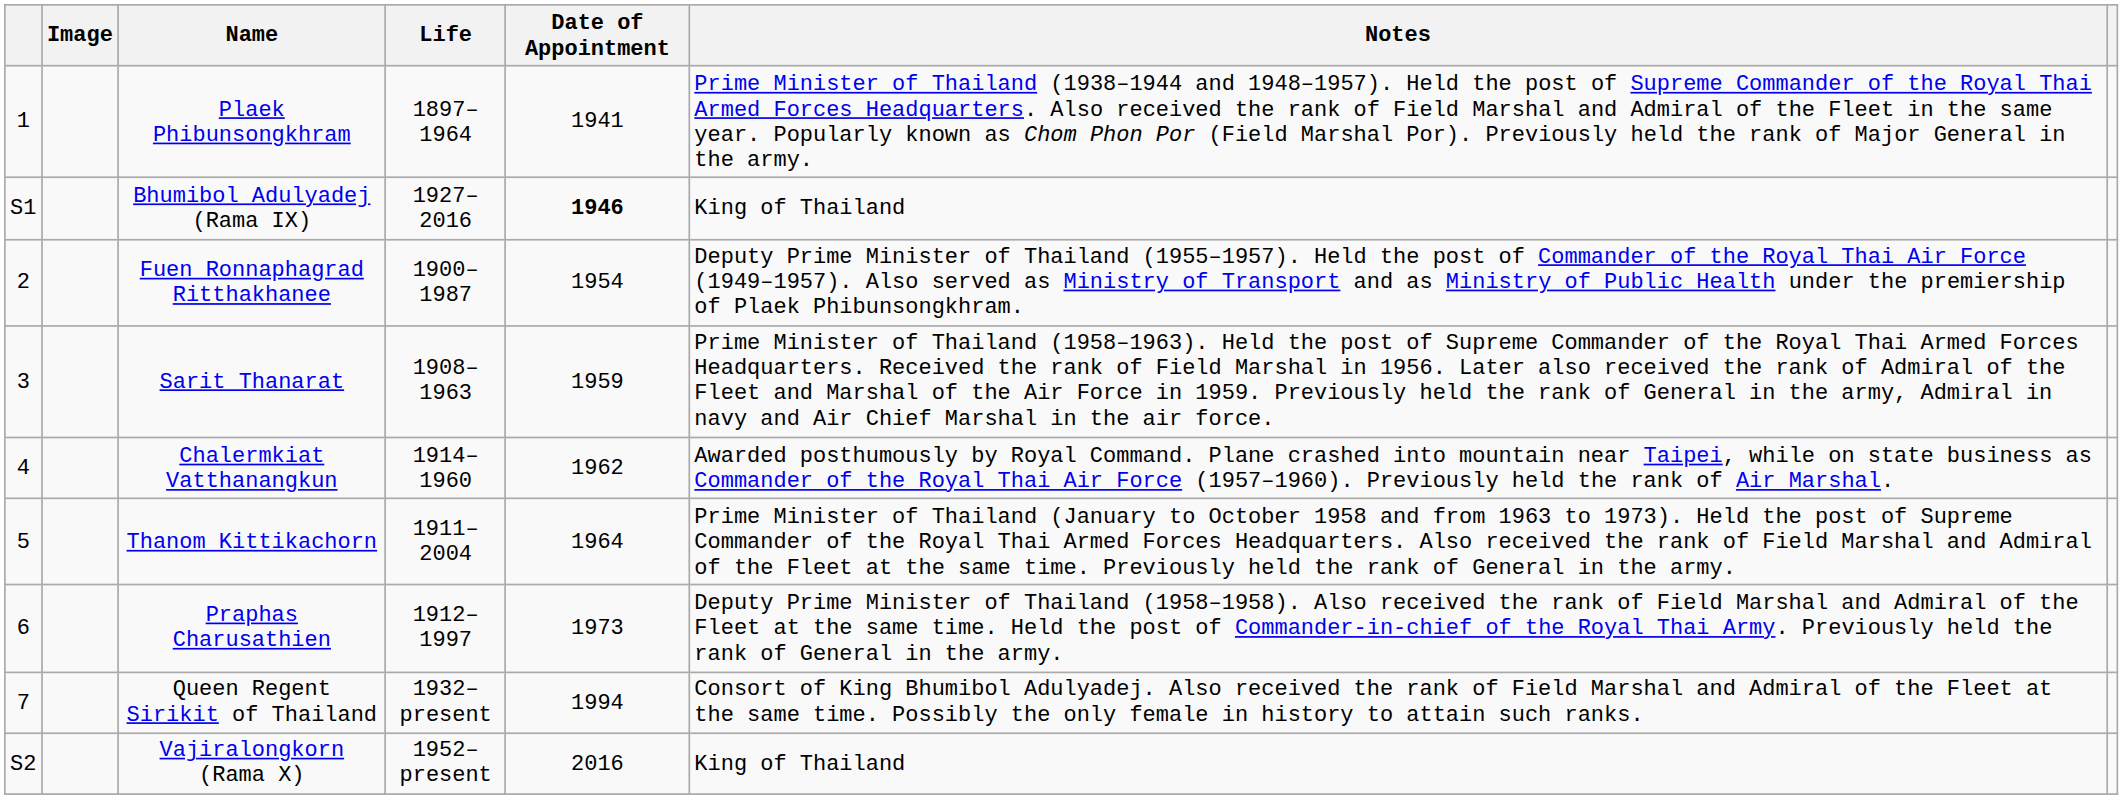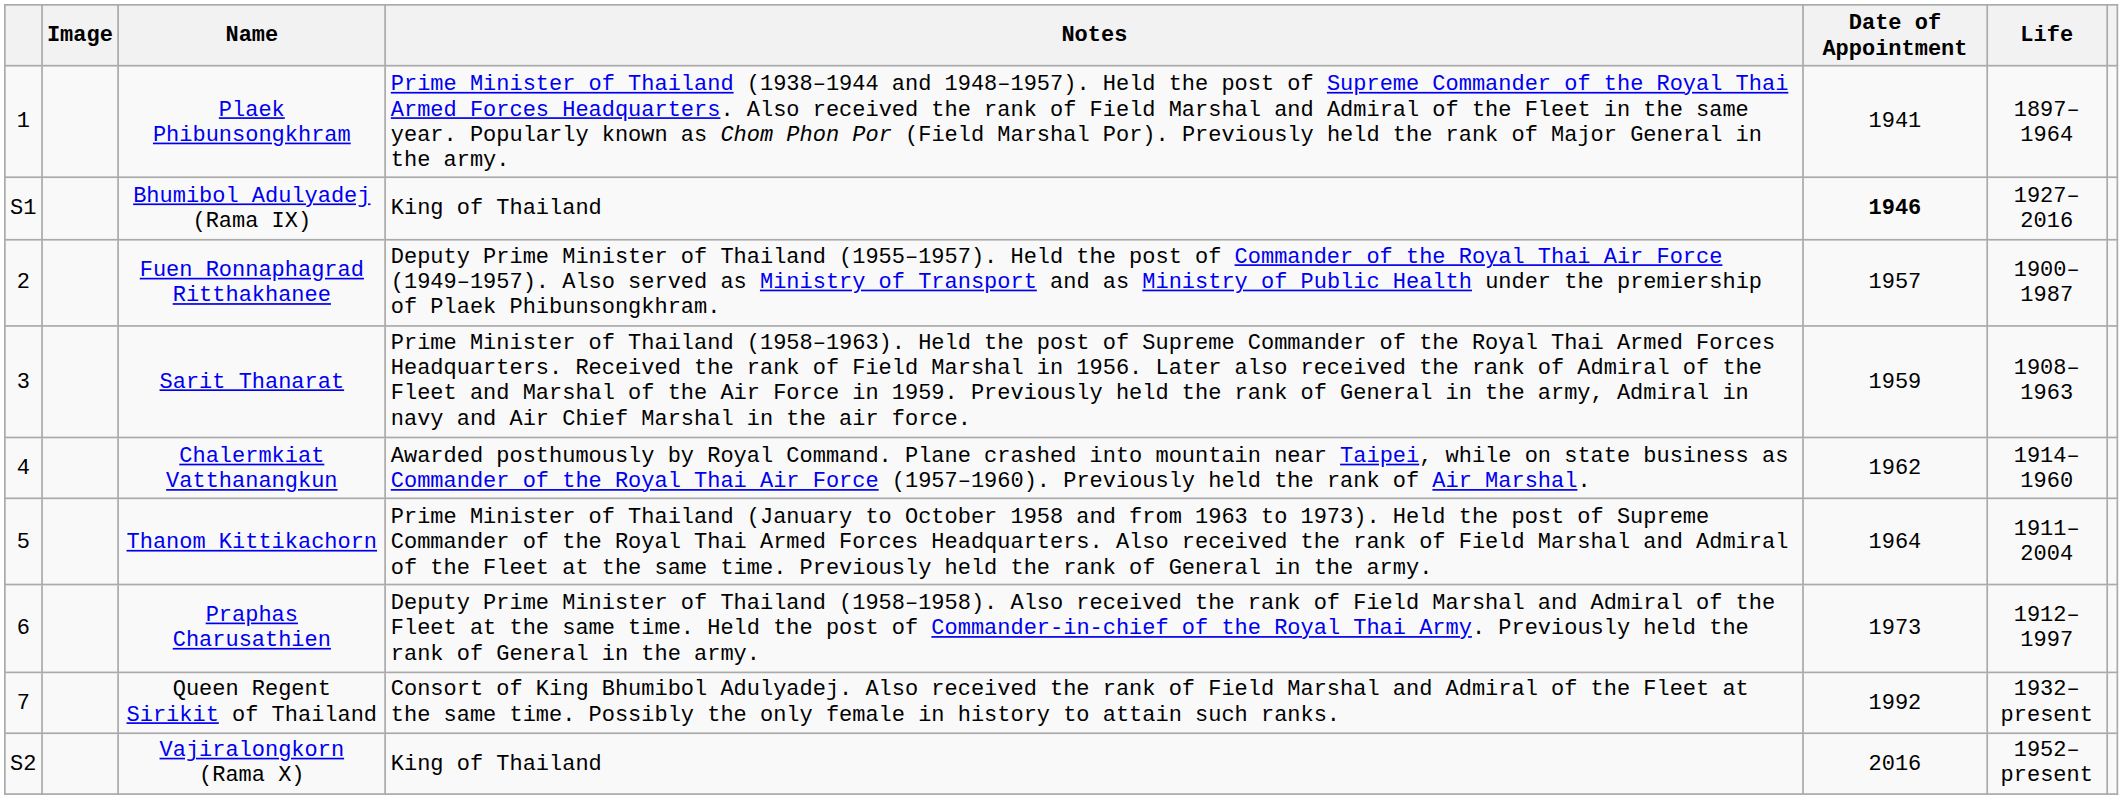columns swapped: (446, 35) <-> (1398, 35)
(597, 282) 1954 -> (1895, 282) 1957
(597, 702) 1994 -> (1895, 702) 1992
